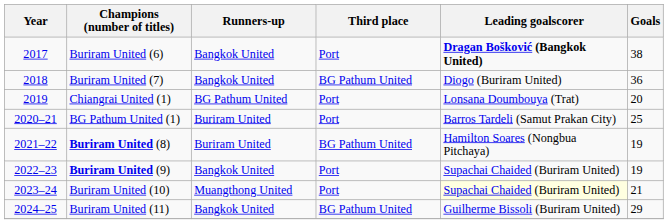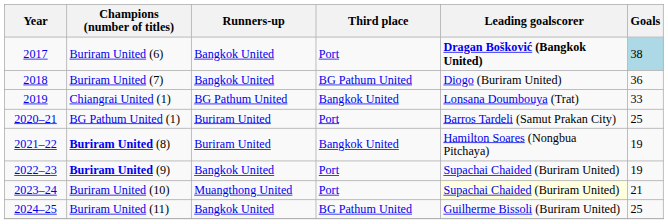(636, 53) no background -> (636, 53) lightblue background
(329, 99) Port -> (359, 99) Bangkok United
(636, 99) 20 -> (636, 99) 33
(365, 144) BG Pathum United -> (359, 144) Bangkok United
(636, 209) 29 -> (636, 209) 25
